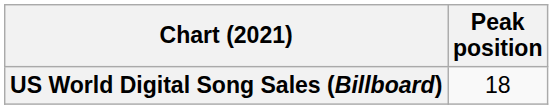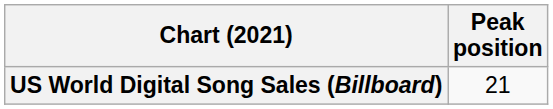(498, 85) 18 -> (498, 85) 21
